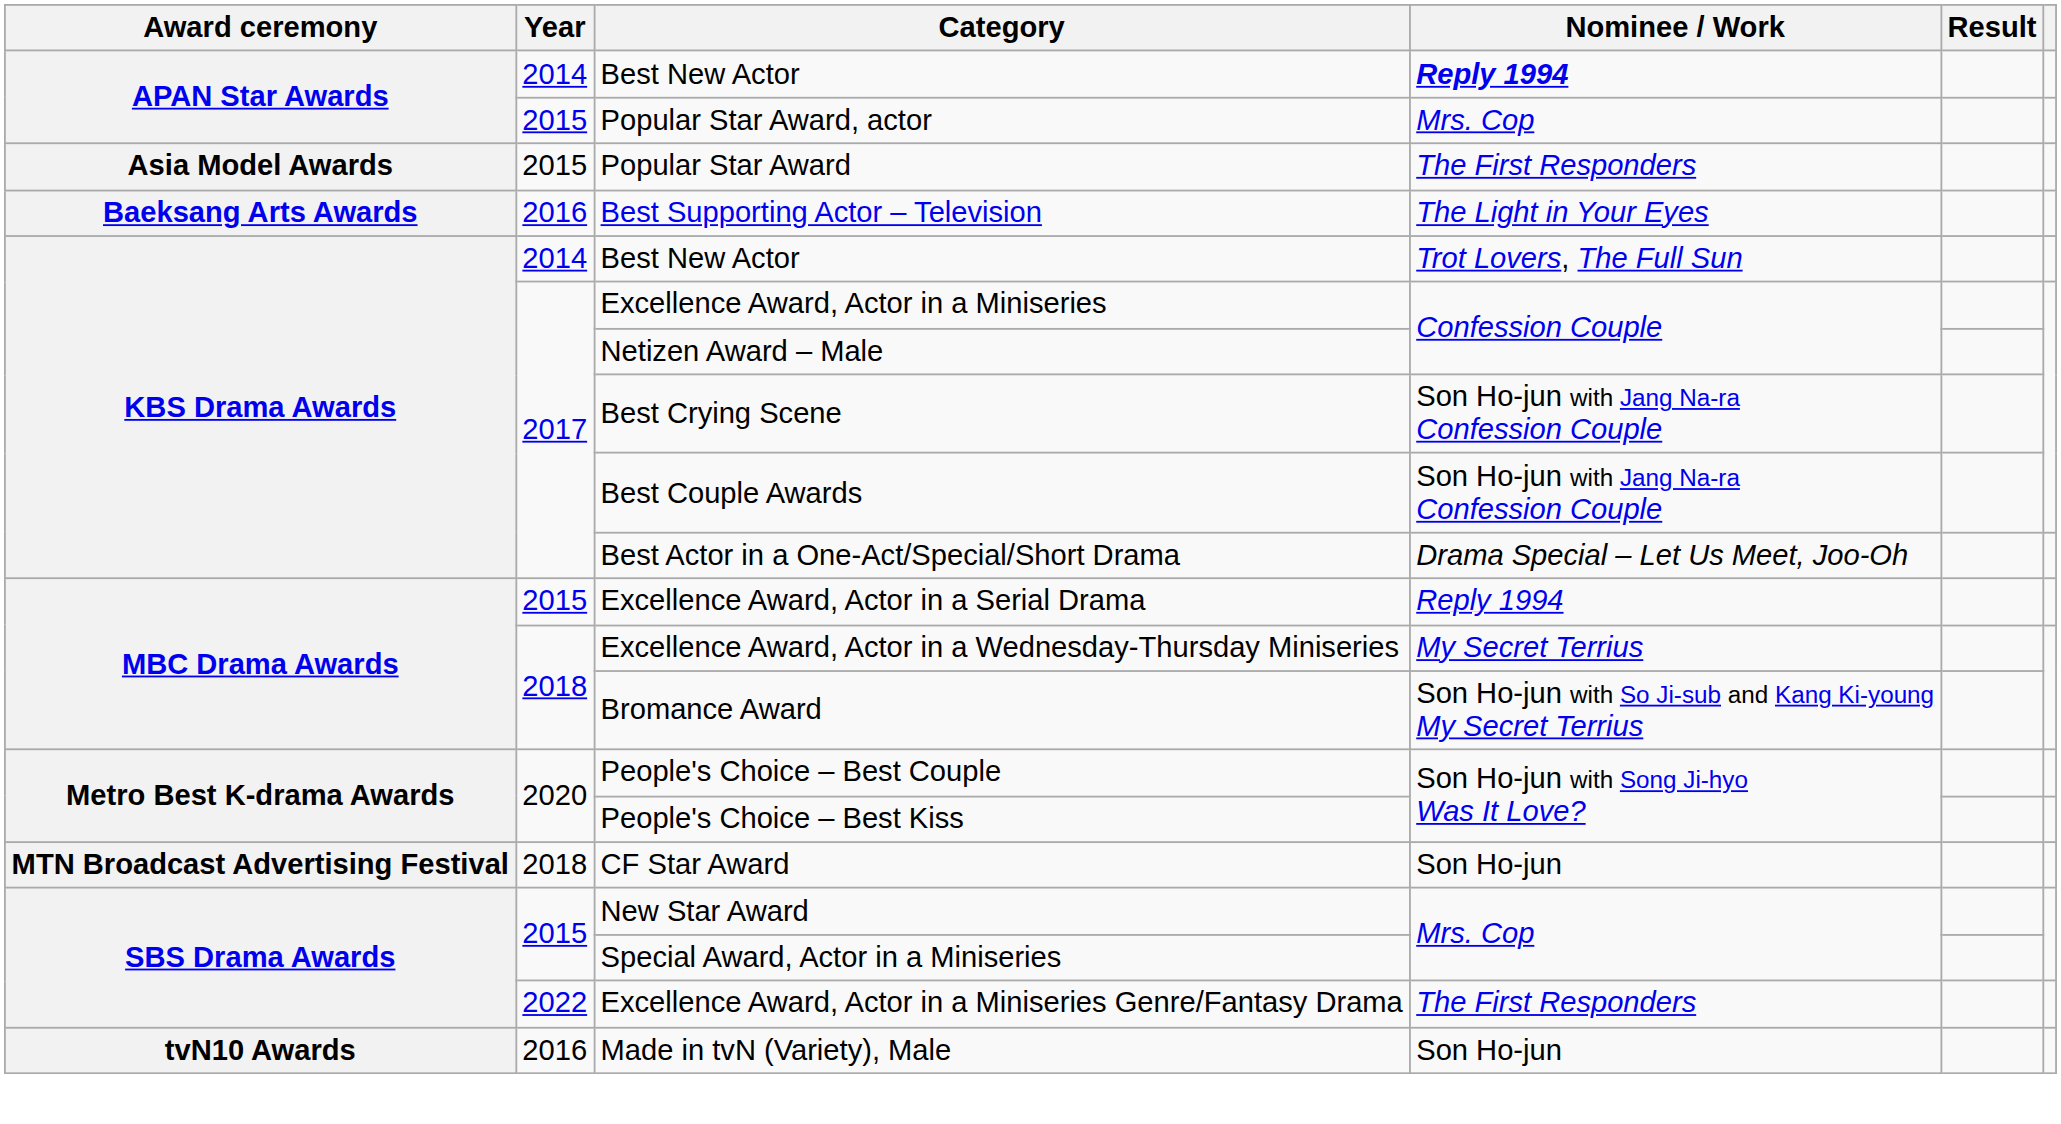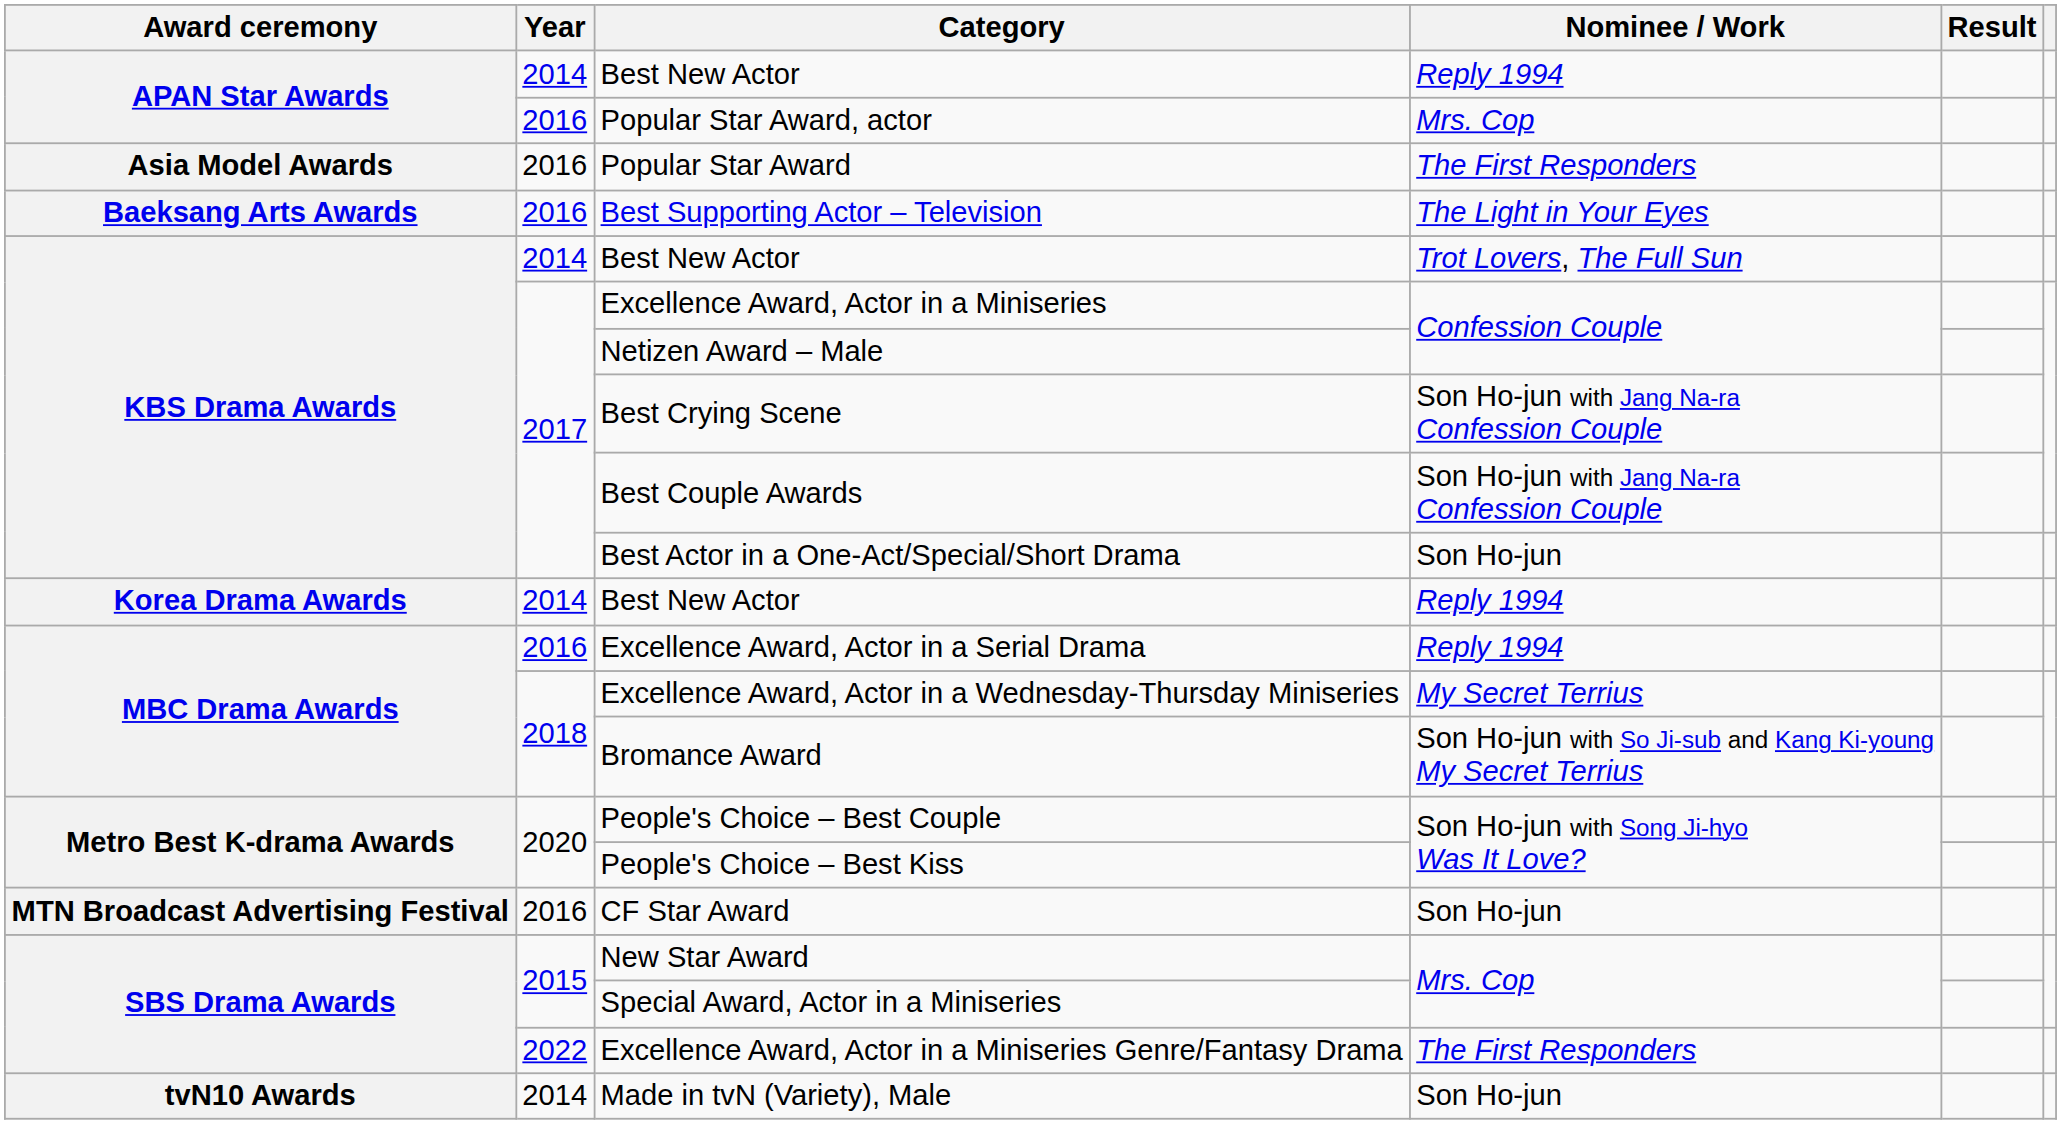(1492, 73) bold -> (1490, 73) normal
(555, 119) 2015 -> (555, 119) 2016
(555, 166) 2015 -> (555, 166) 2016
(1662, 554) Drama Special – Let Us Meet, Joo-Oh -> (1489, 554) Son Ho-jun
+ row: (260, 601)
(555, 601) 2015 -> (555, 647) 2016
(555, 864) 2018 -> (555, 910) 2016
(555, 1049) 2016 -> (555, 1095) 2014
